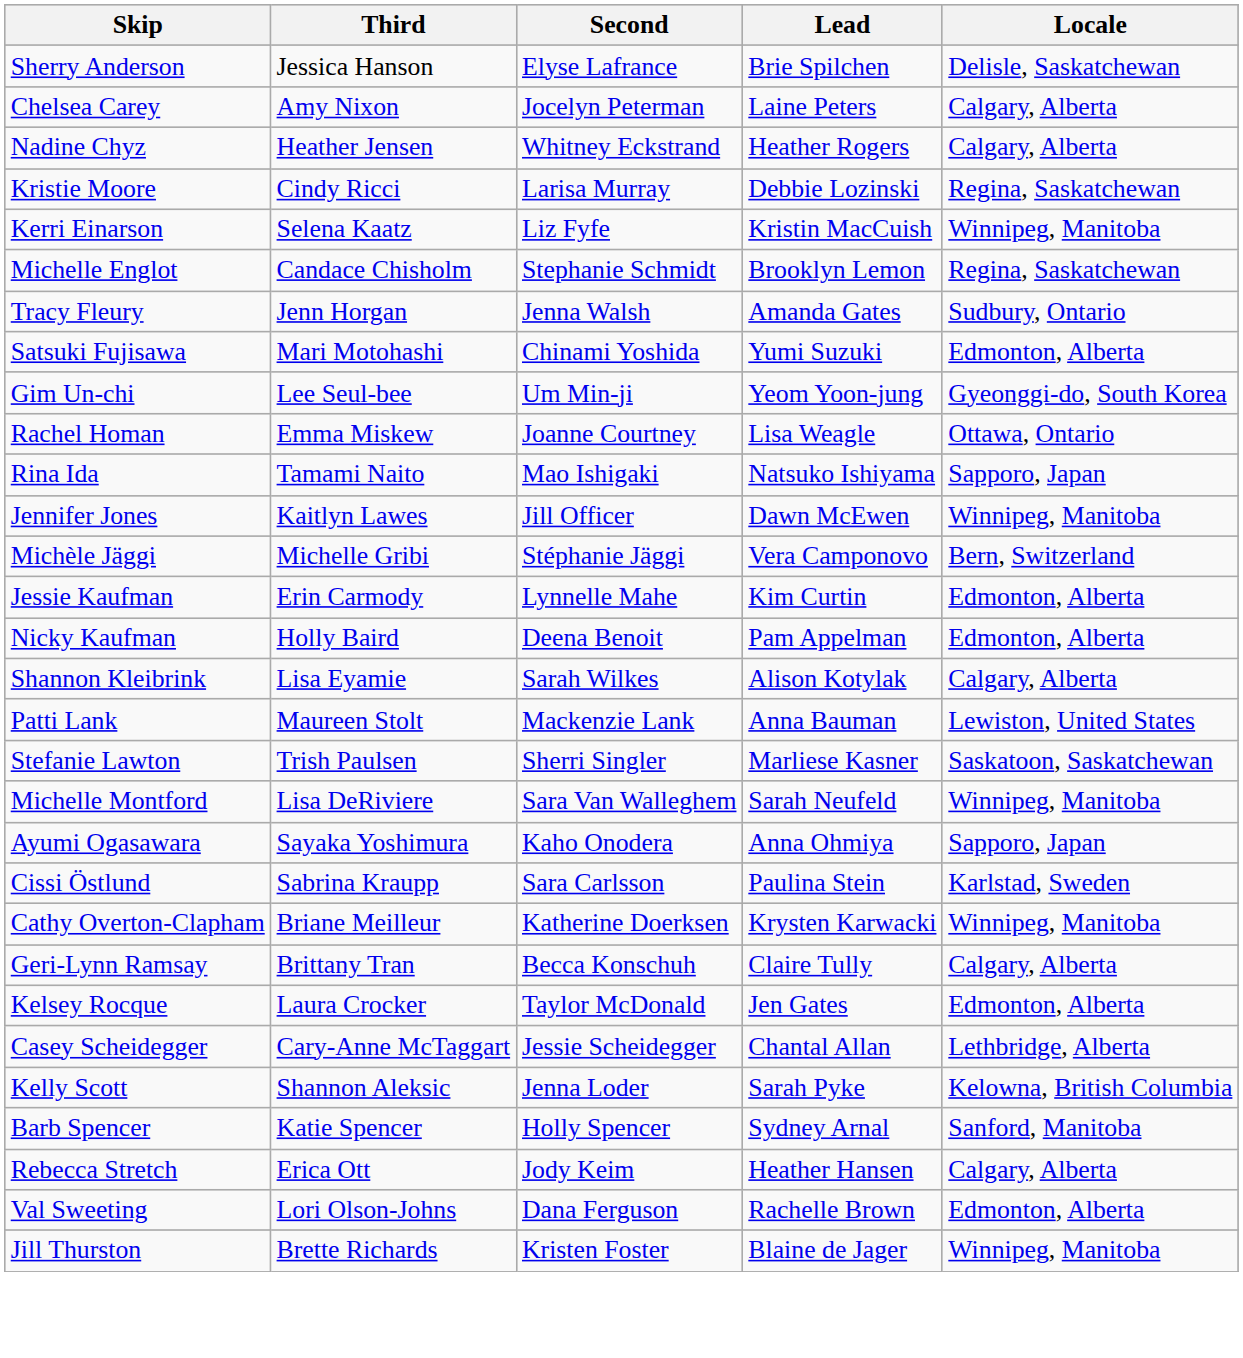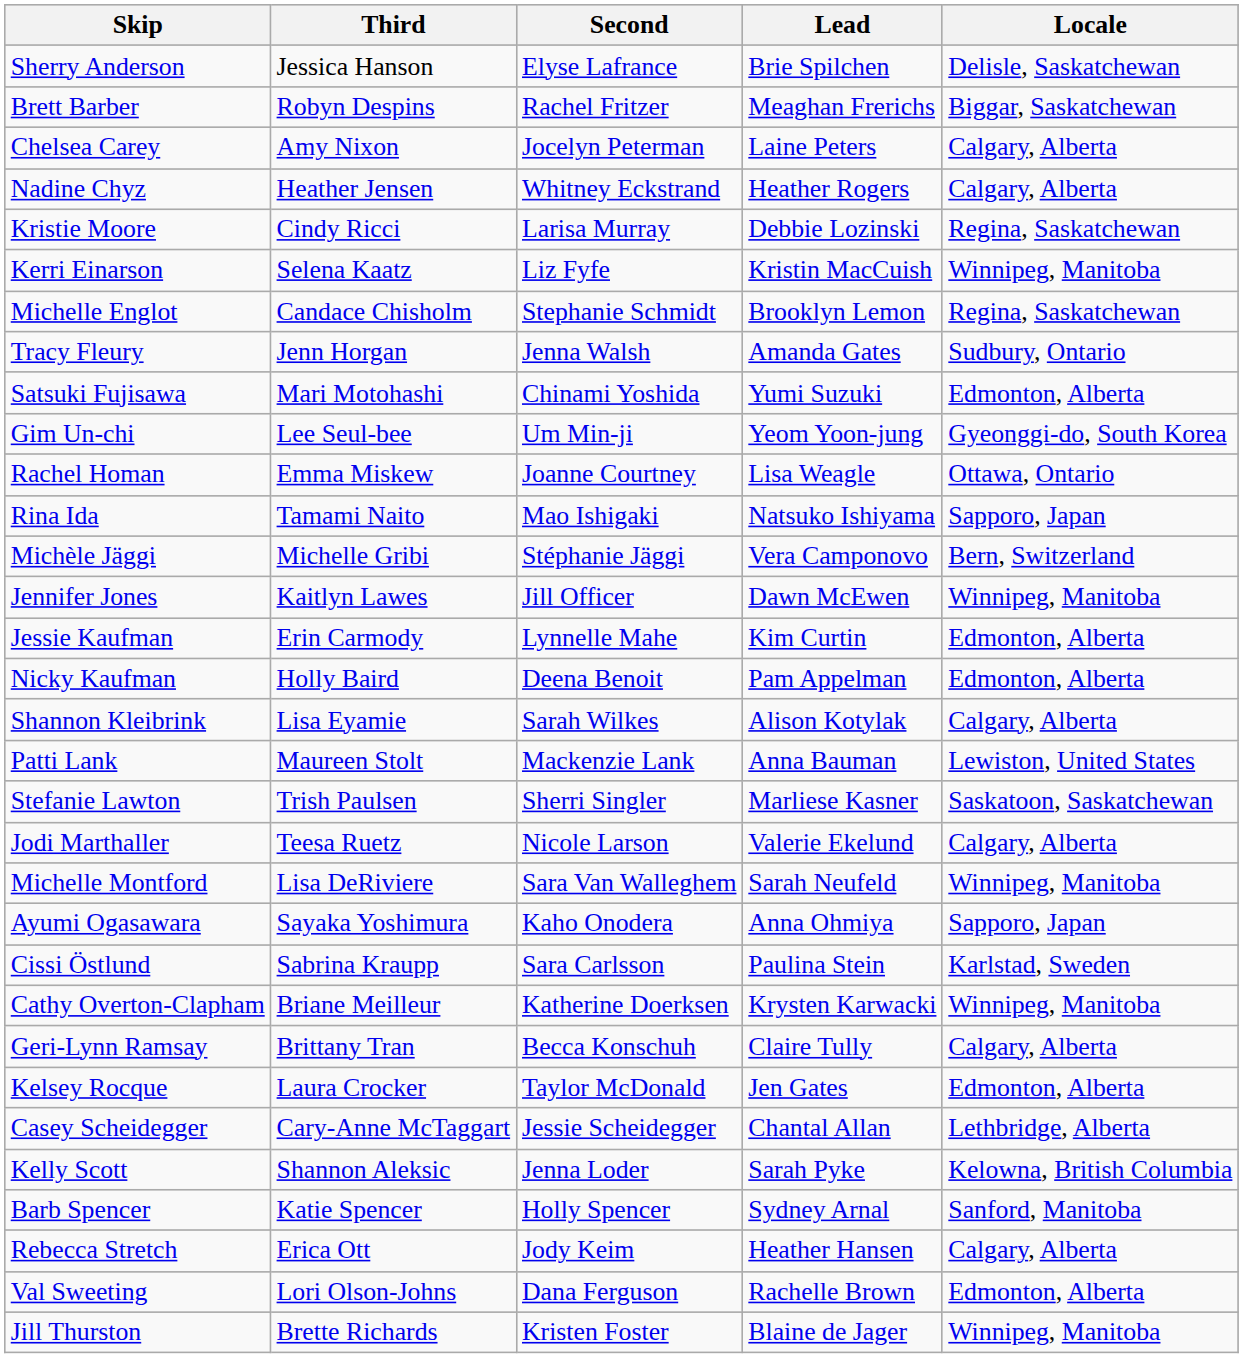+ row: (75, 106)
rows swapped: (83, 556) <-> (84, 515)
+ row: (90, 842)
